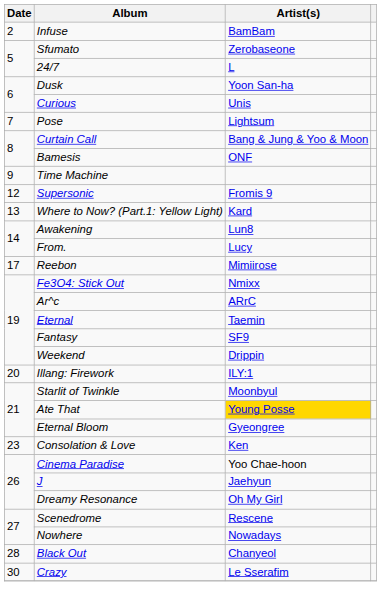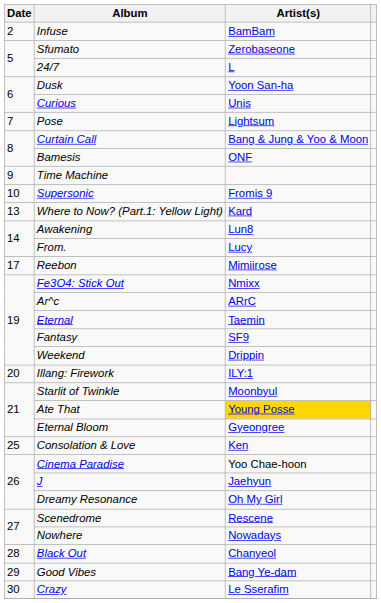(13, 193) 12 -> (13, 193) 10
(13, 445) 23 -> (13, 445) 25
+ row: (66, 572)
